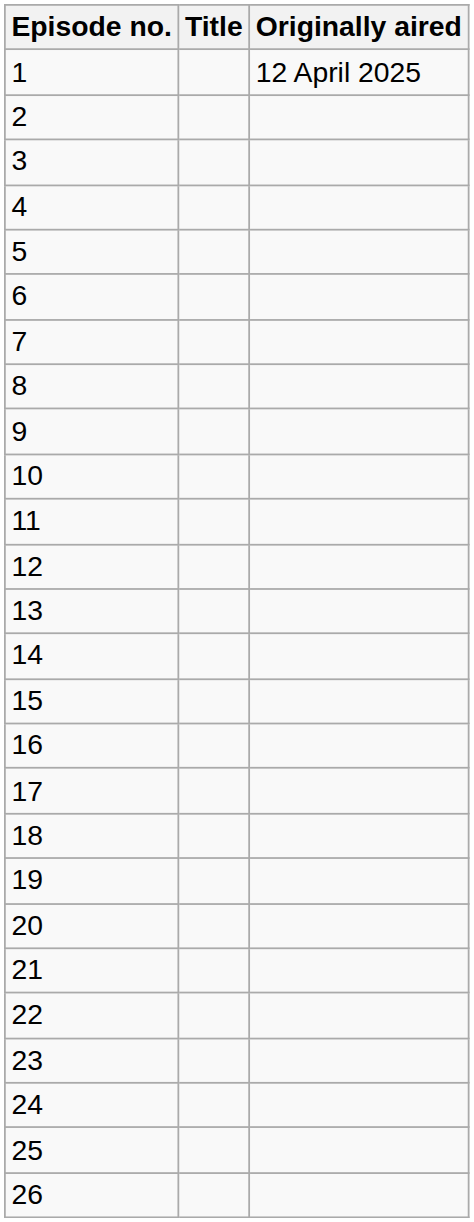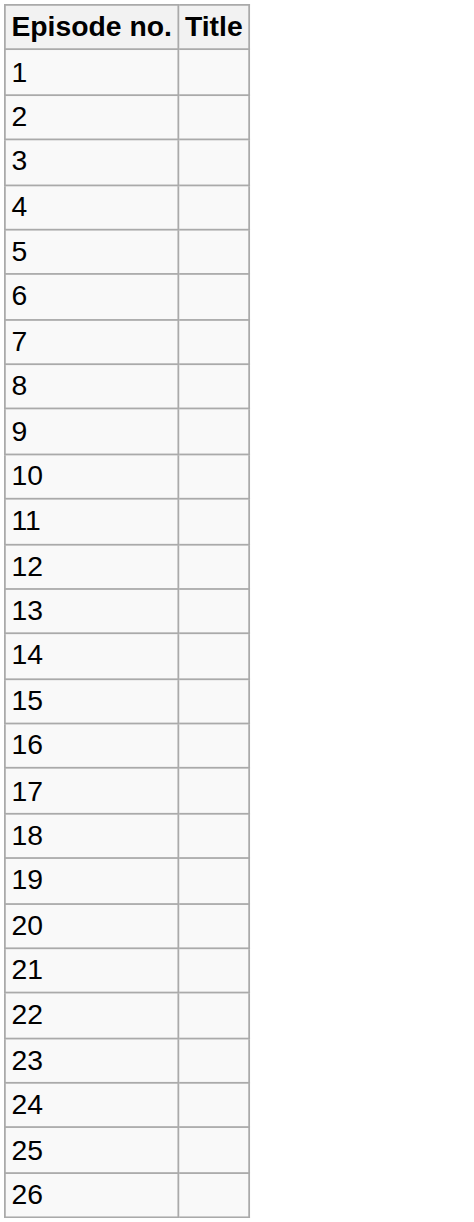- column: (359, 26)
